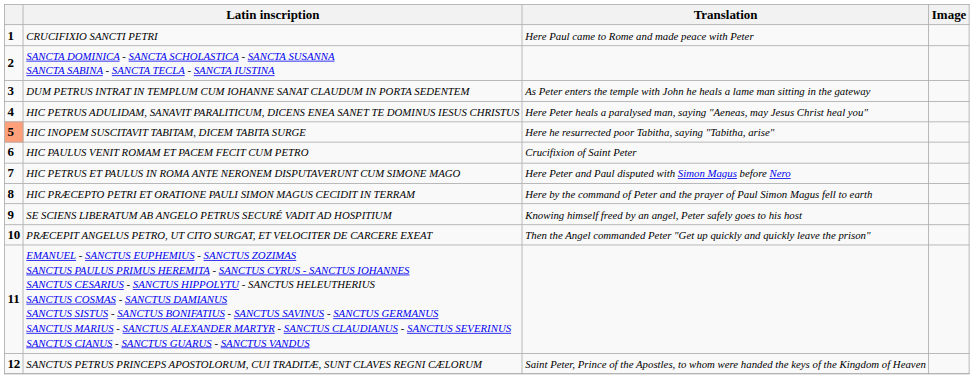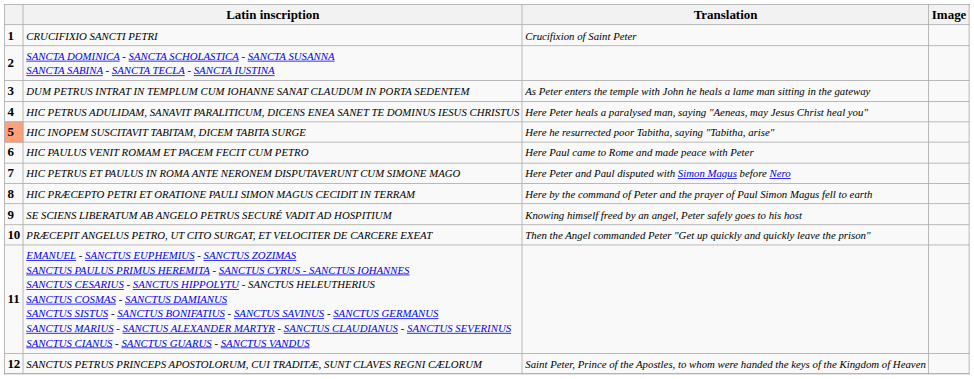(639, 36) Here Paul came to Rome and made peace with Peter -> (581, 36) Crucifixion of Saint Peter
(581, 153) Crucifixion of Saint Peter -> (639, 153) Here Paul came to Rome and made peace with Peter
